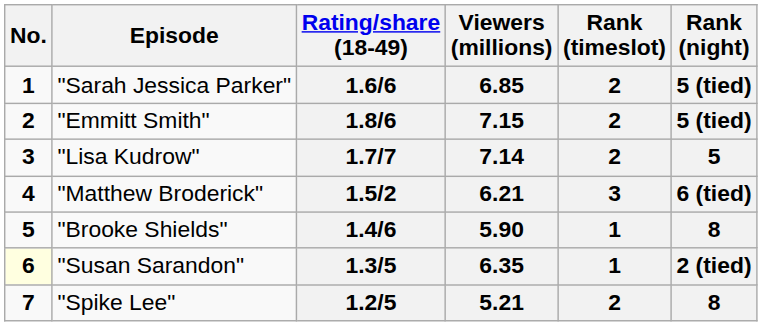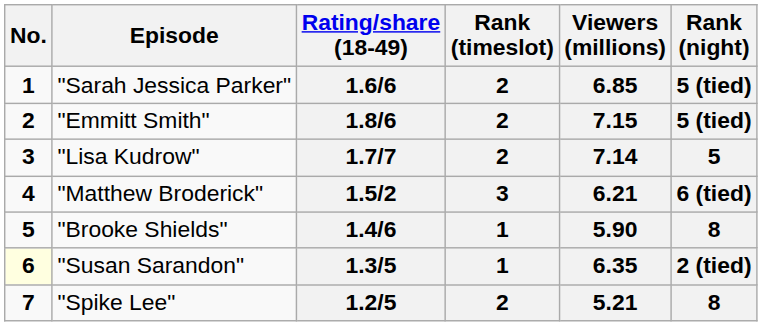columns swapped: (502, 35) <-> (614, 35)
